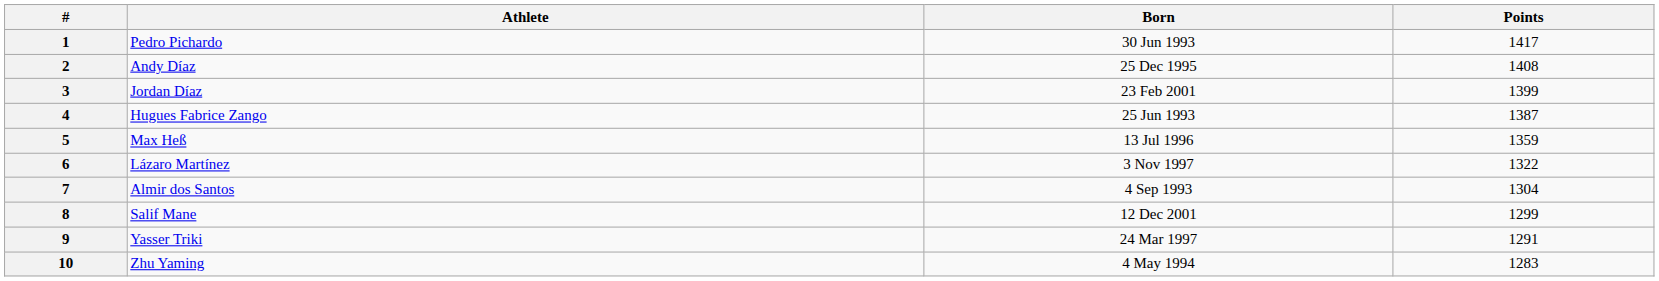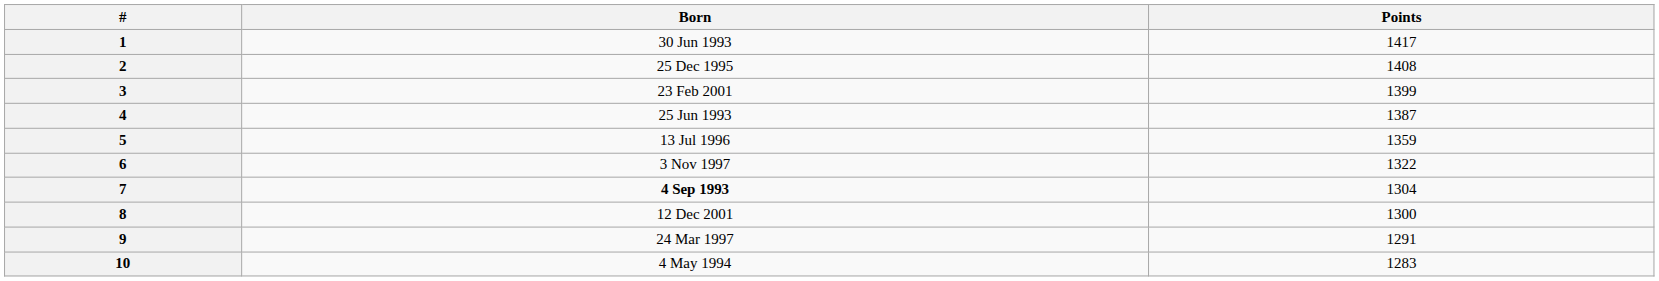- column: (525, 17)
(1158, 190) normal -> (695, 190) bold
(1524, 214) 1299 -> (1401, 214) 1300
